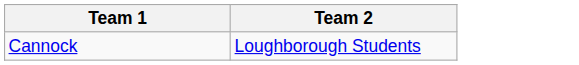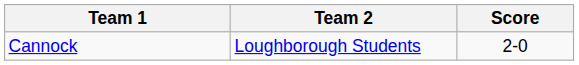+ column: (515, 18)
